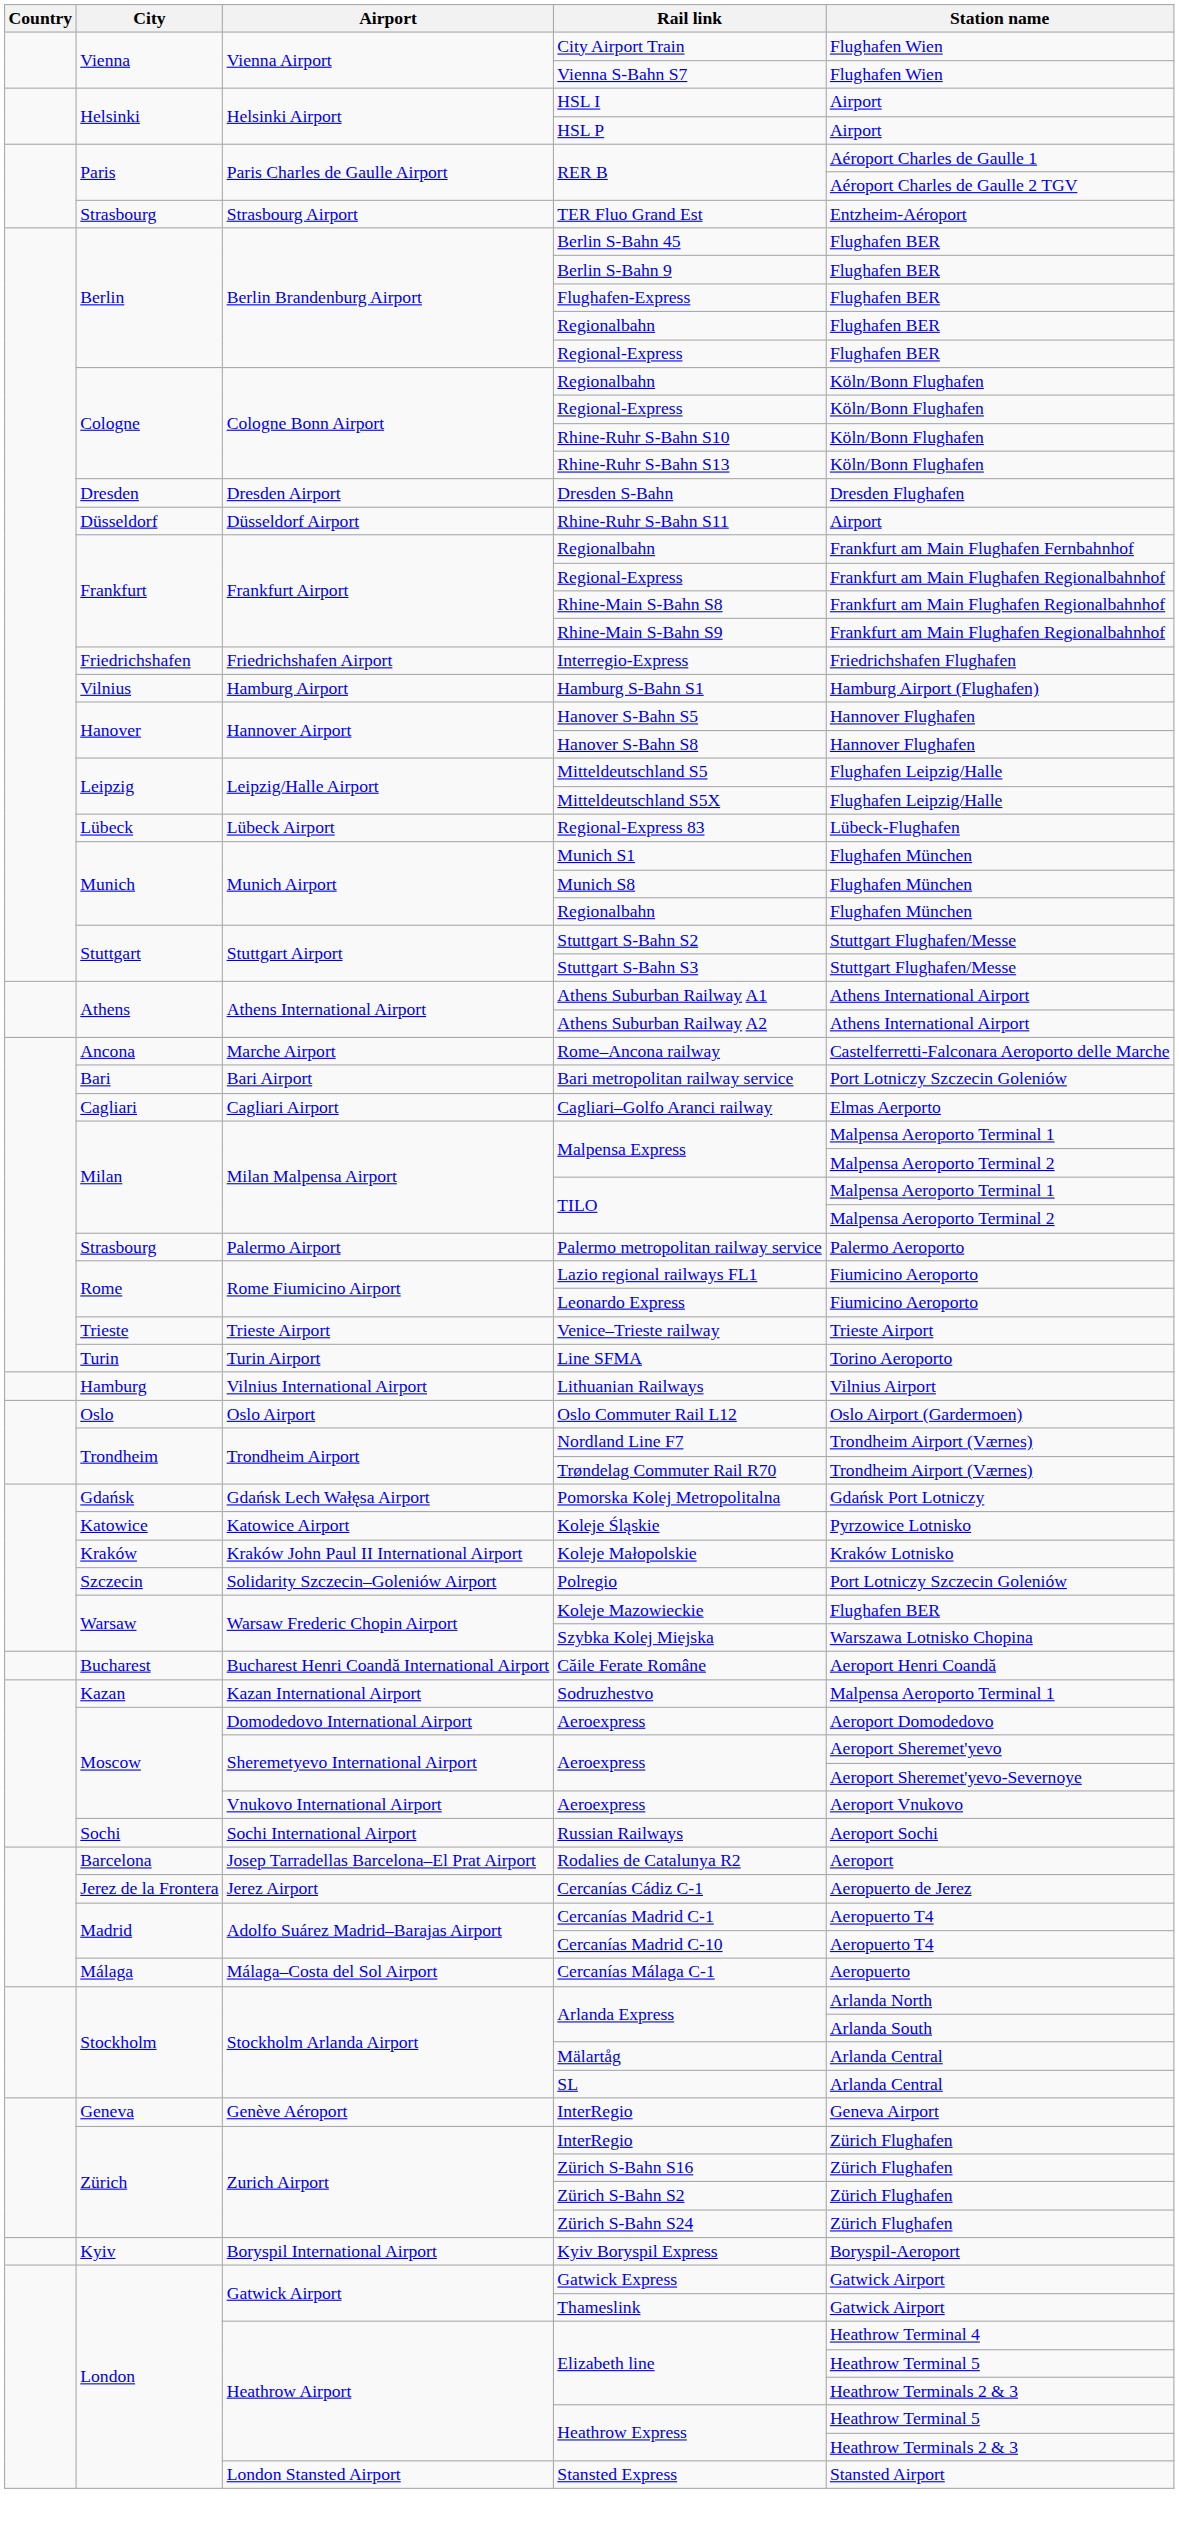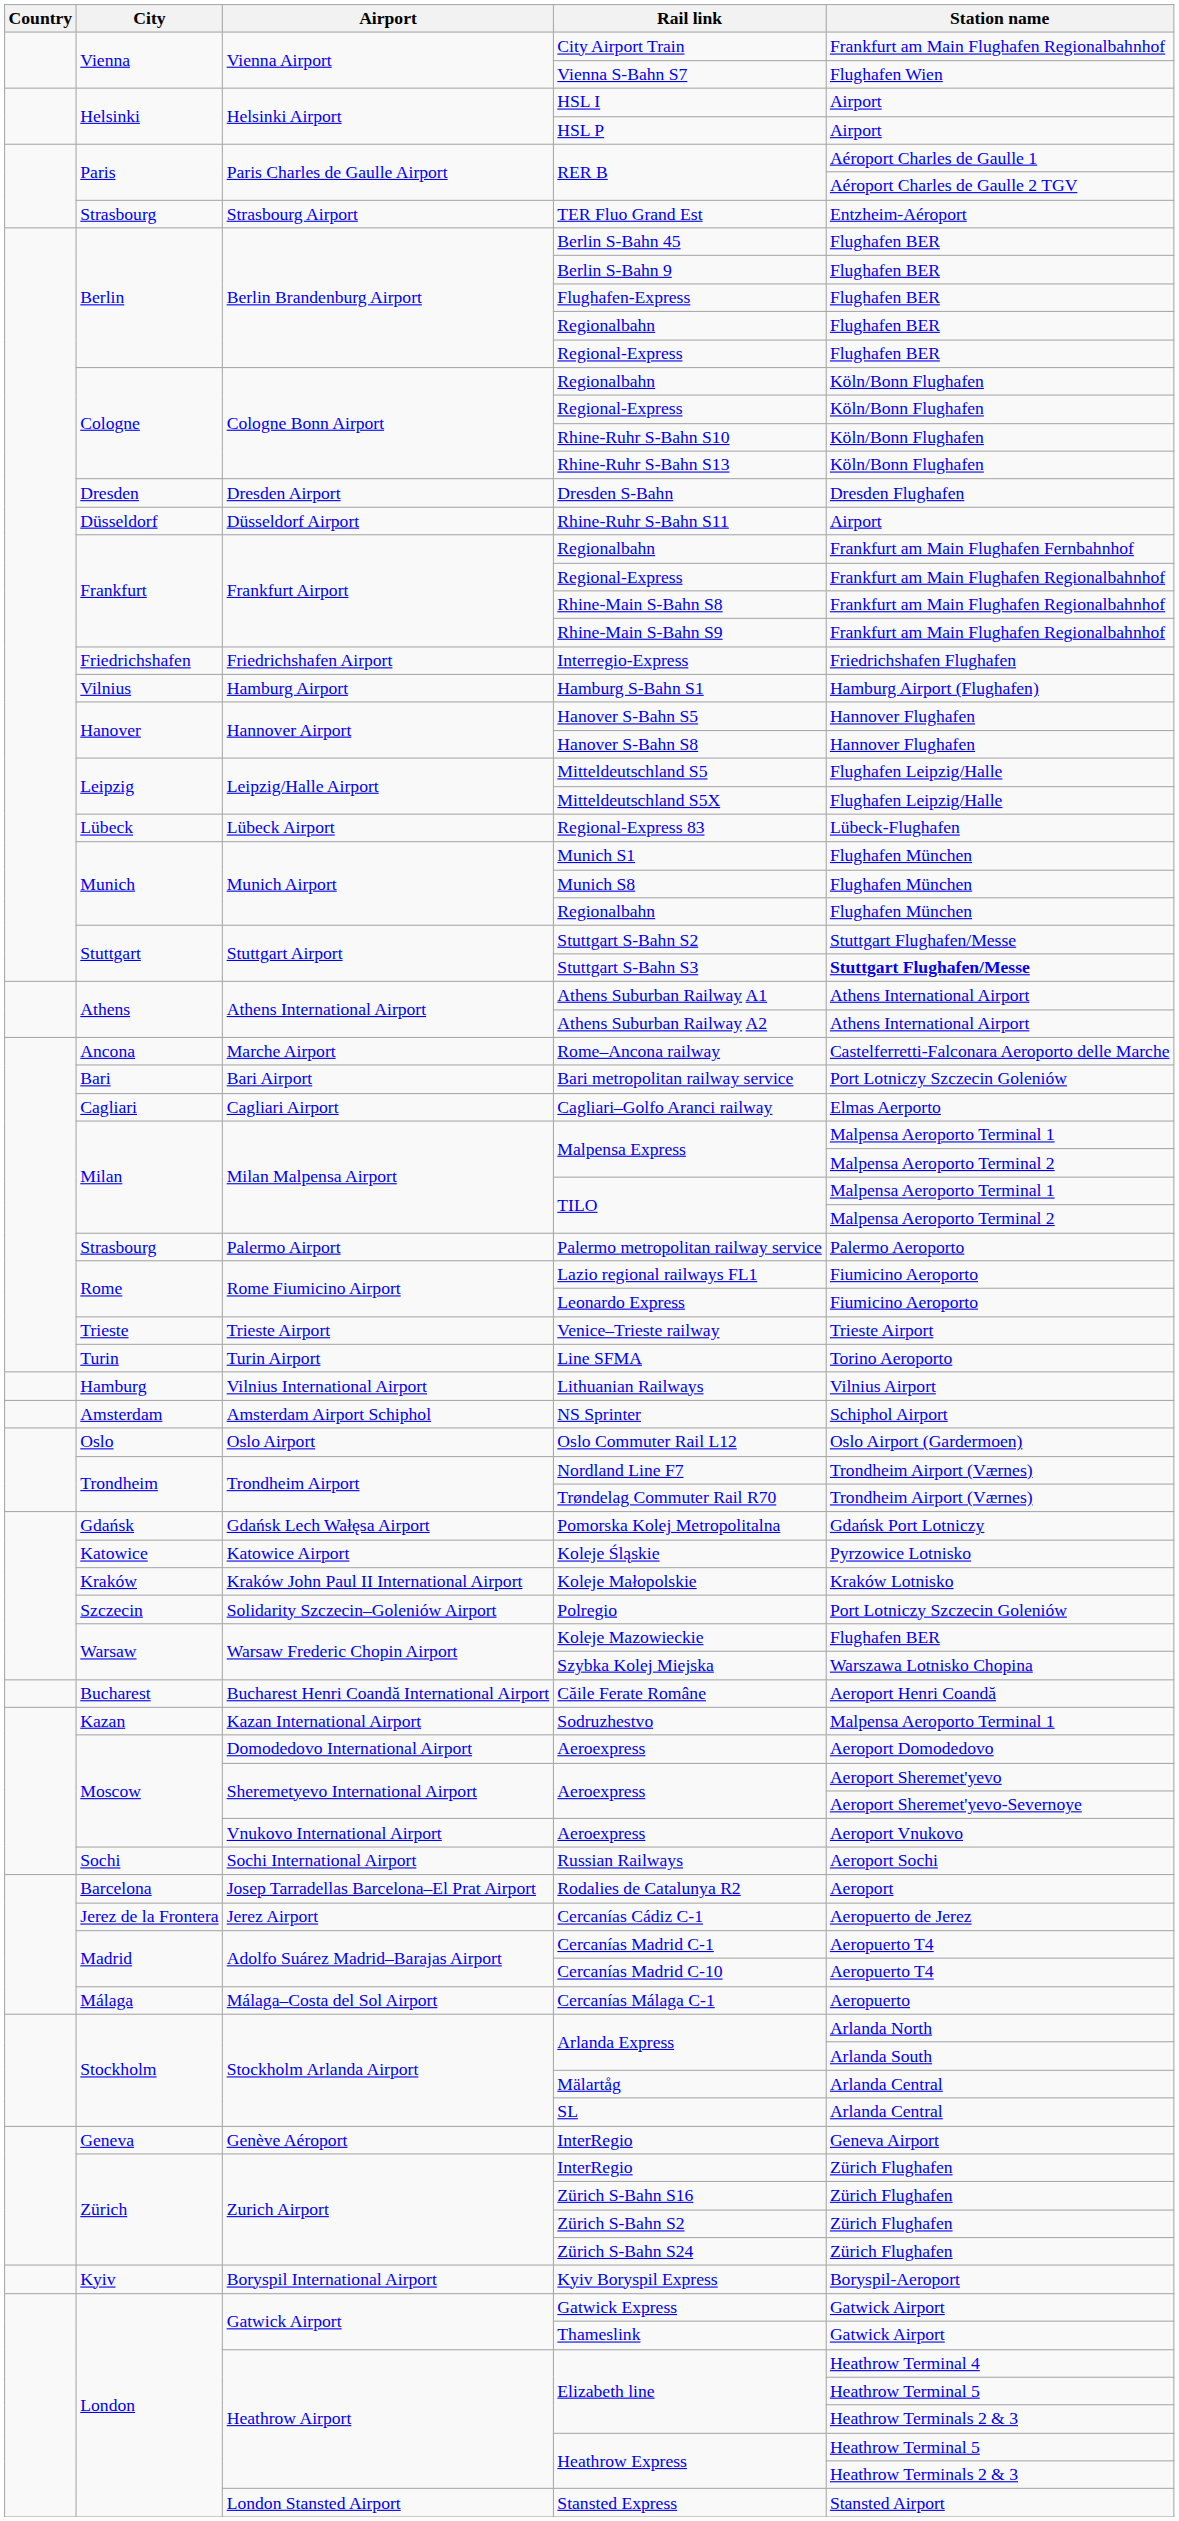(886, 46) Flughafen Wien -> (998, 46) Frankfurt am Main Flughafen Regionalbahnhof
(923, 967) normal -> (930, 967) bold
+ row: (329, 1414)
